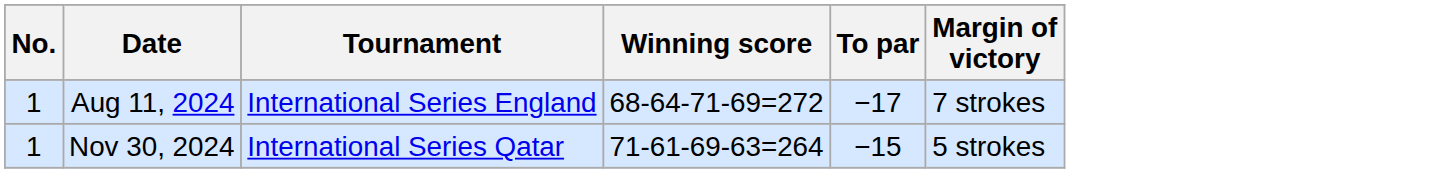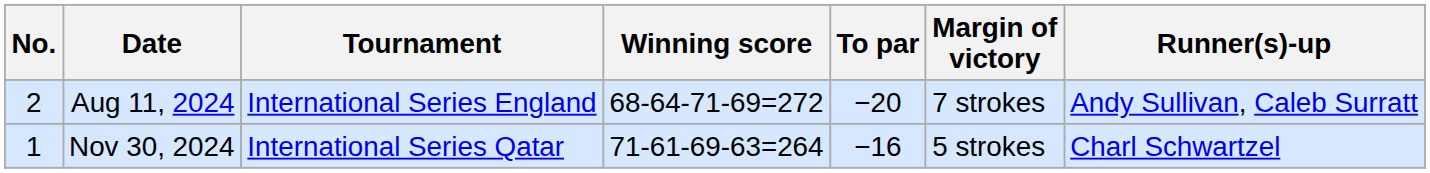+ column: (1244, 43)
(34, 102) 1 -> (34, 102) 2
(878, 102) −17 -> (878, 102) −20
(878, 146) −15 -> (878, 146) −16
